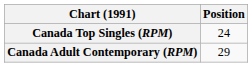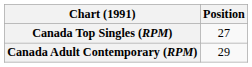(224, 33) 24 -> (224, 33) 27
